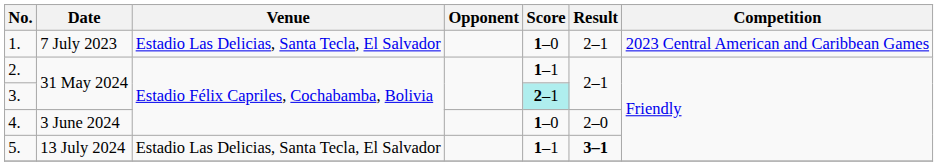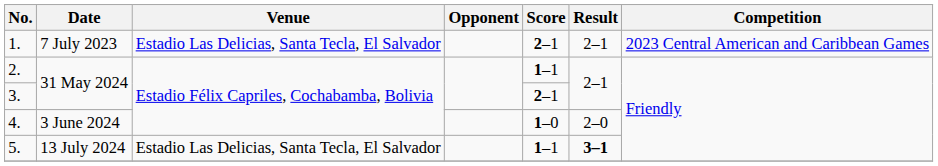(546, 43) 1–0 -> (546, 43) 2–1
(546, 95) paleturquoise background -> (546, 95) no background
